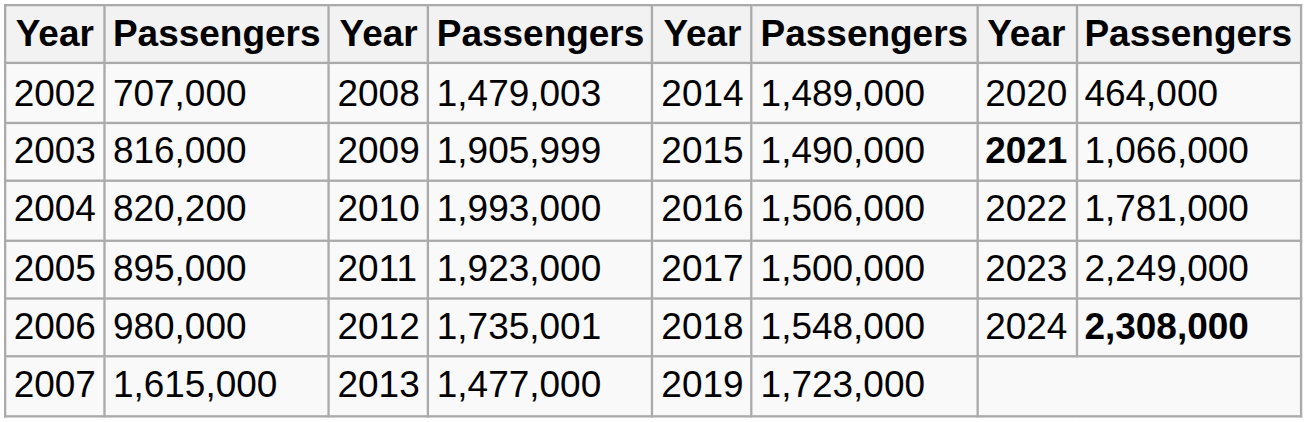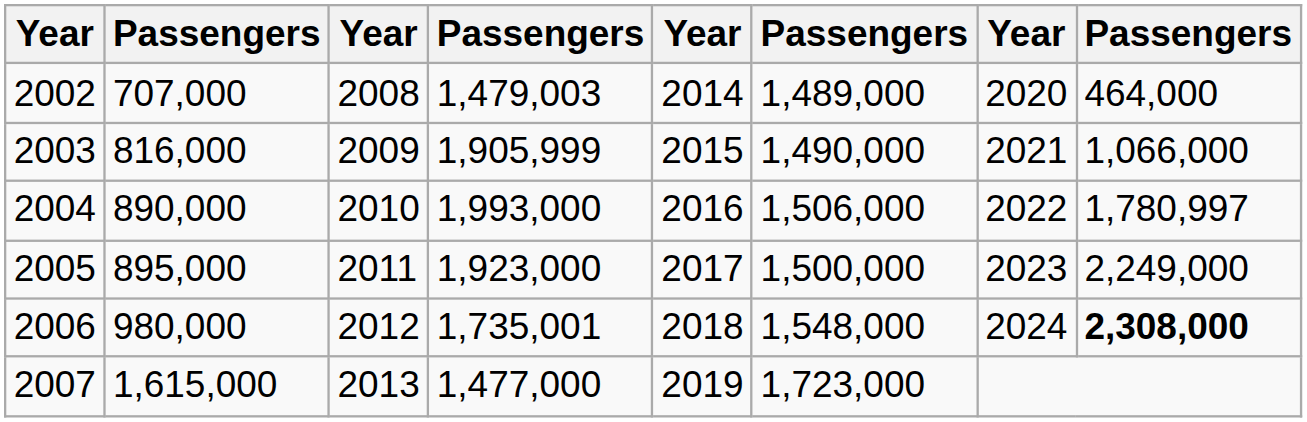(1026, 151) bold -> (1026, 151) normal
(180, 209) 820,200 -> (180, 209) 890,000
(1167, 209) 1,781,000 -> (1167, 209) 1,780,997
